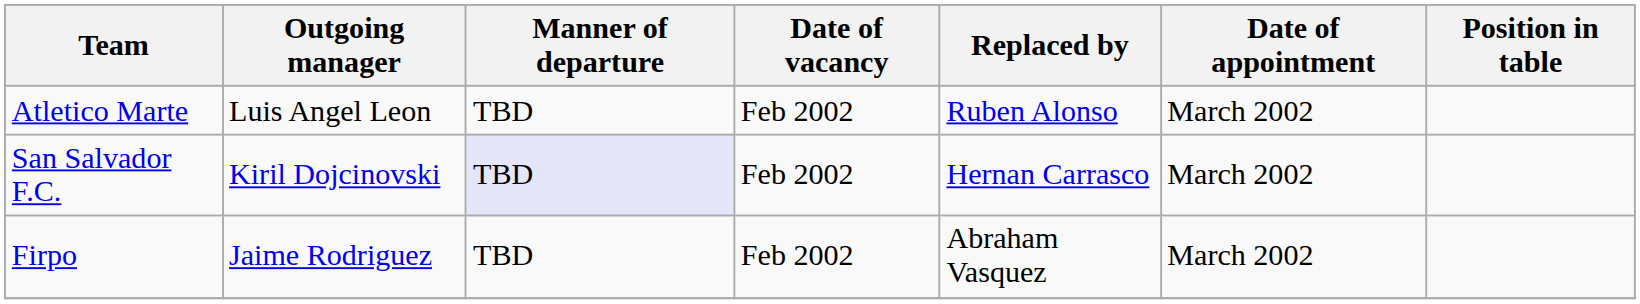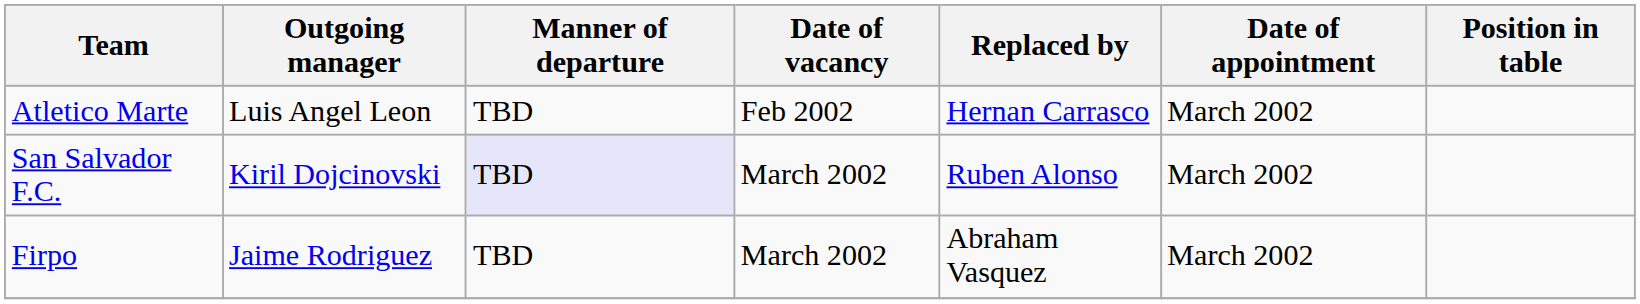(1032, 109) Ruben Alonso -> (1048, 109) Hernan Carrasco
(797, 174) Feb 2002 -> (814, 174) March 2002
(1048, 174) Hernan Carrasco -> (1032, 174) Ruben Alonso
(797, 256) Feb 2002 -> (814, 256) March 2002
